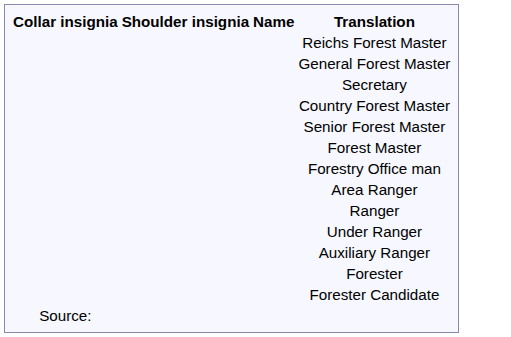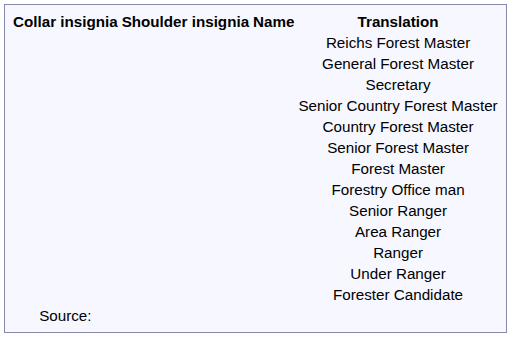+ row: (398, 106)
+ row: (398, 210)
- row: (374, 252)
- row: (374, 274)
